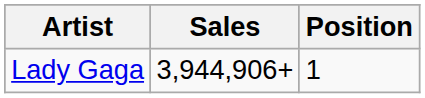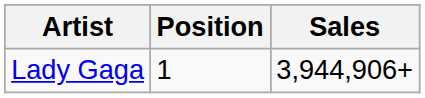columns swapped: (359, 26) <-> (225, 26)
